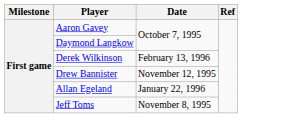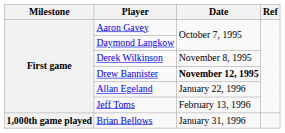(174, 58) February 13, 1996 -> (215, 58) November 8, 1995
(177, 74) normal -> (219, 74) bold
(175, 105) November 8, 1995 -> (215, 105) February 13, 1996
+ row: (125, 120)
